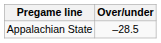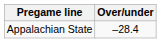(126, 29) –28.5 -> (126, 29) –28.4
